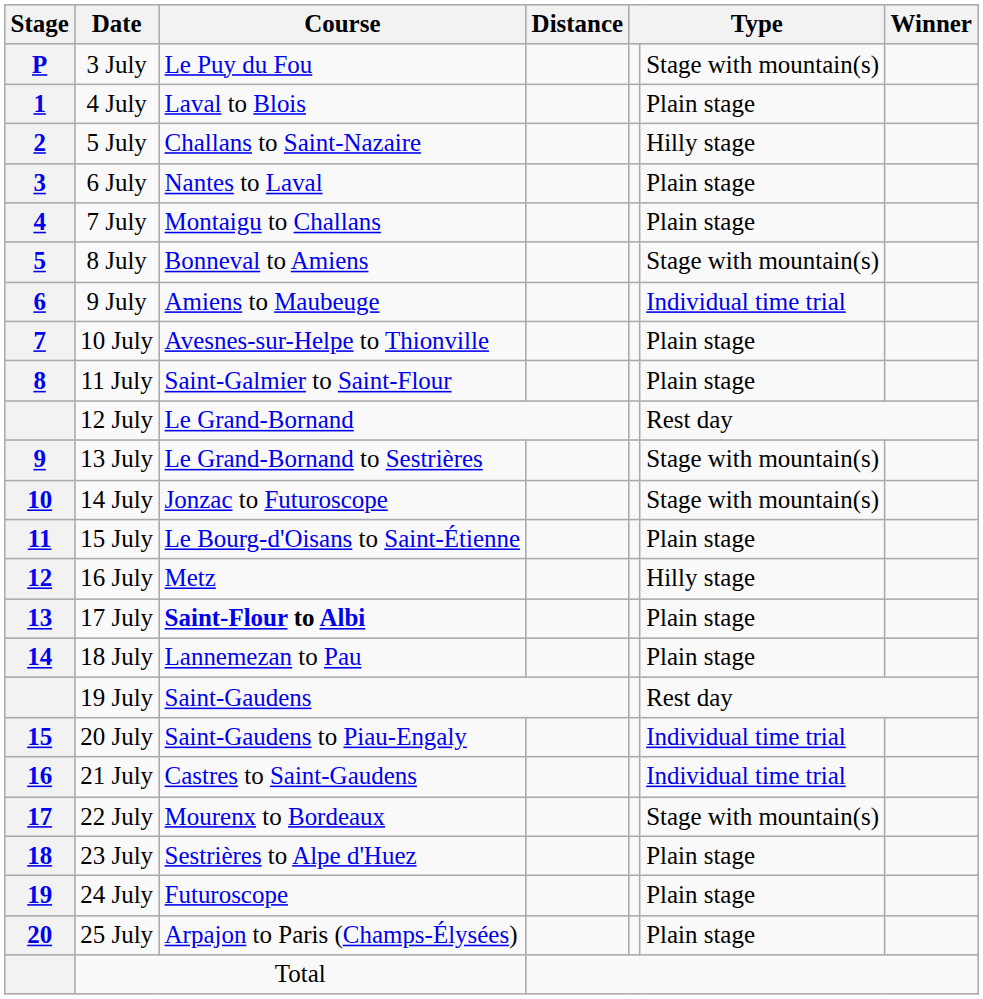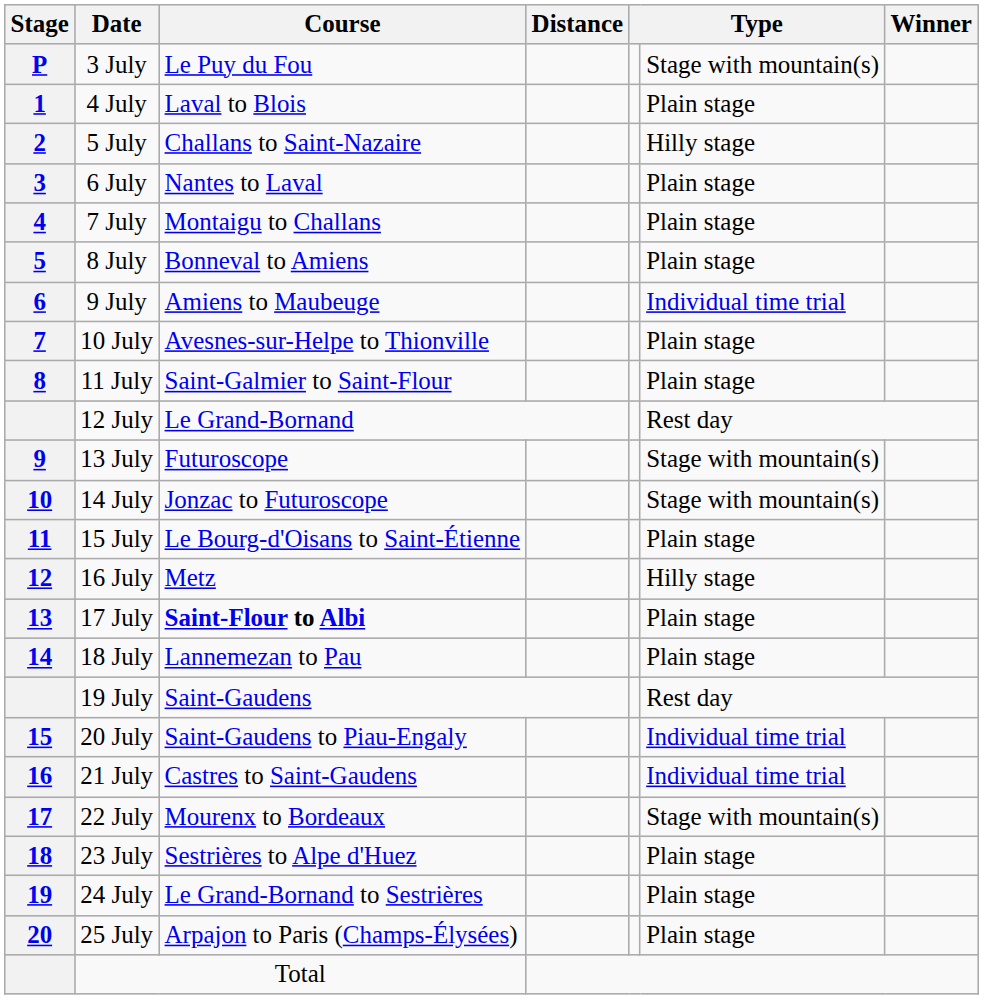(763, 261) Stage with mountain(s) -> (701, 261) Plain stage
(324, 459) Le Grand-Bornand to Sestrières -> (226, 459) Futuroscope
(226, 895) Futuroscope -> (324, 895) Le Grand-Bornand to Sestrières
